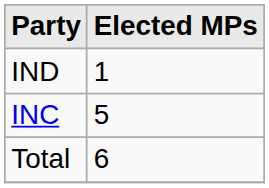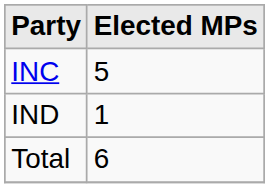rows swapped: (35, 114) <-> (35, 70)
